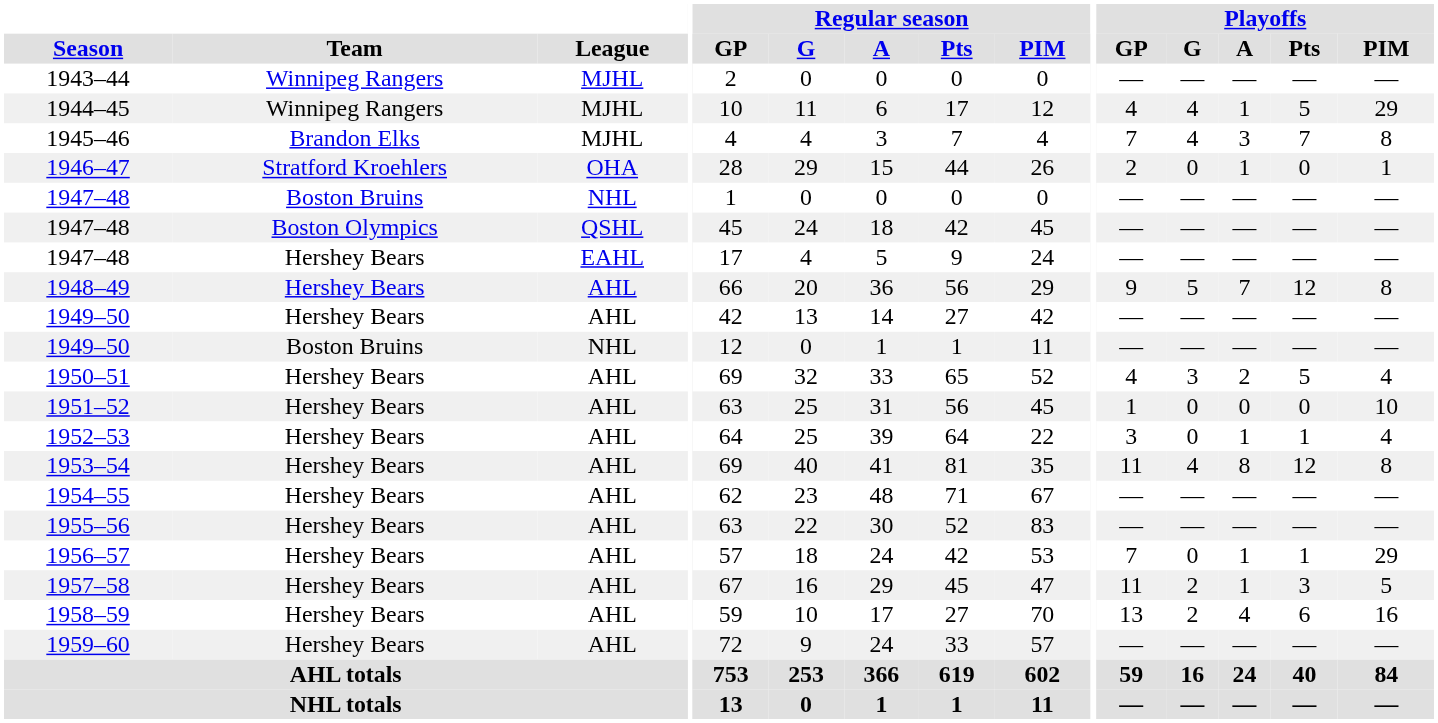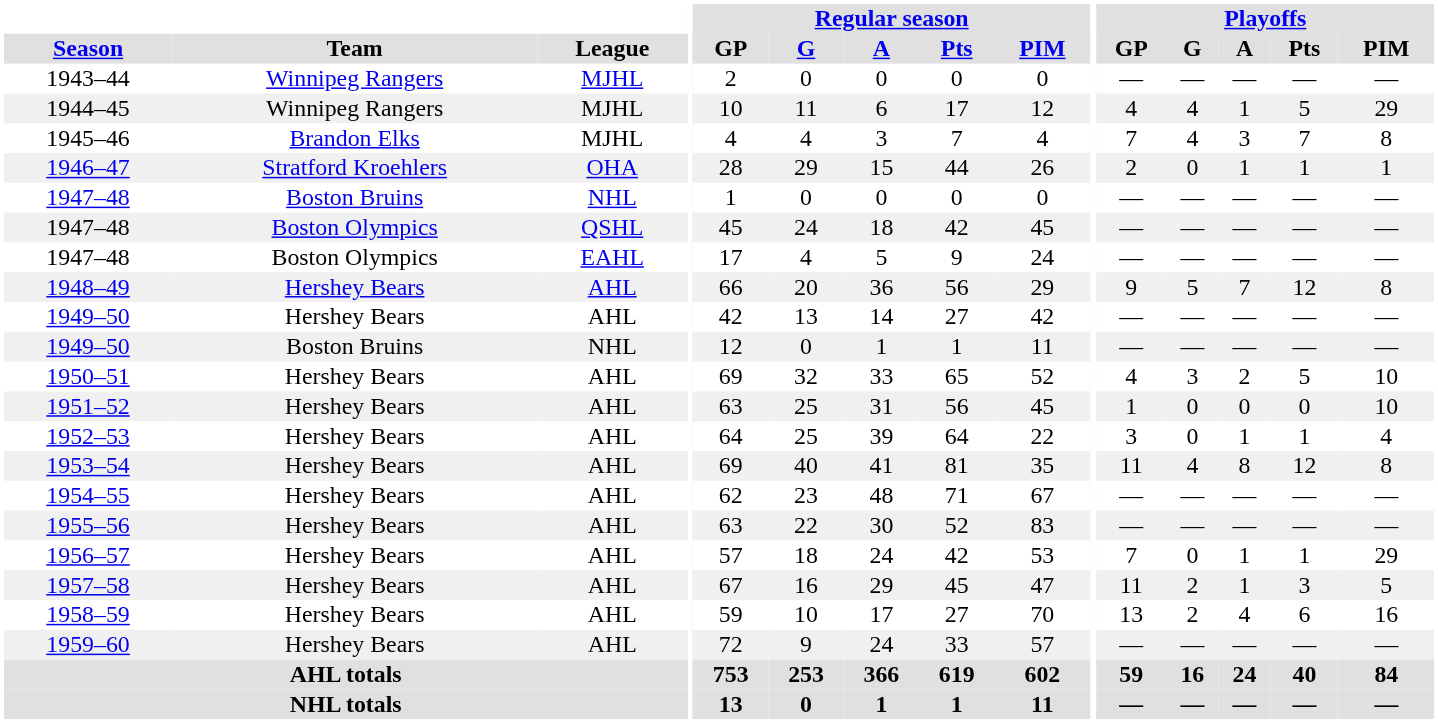(1304, 167) 0 -> (1304, 167) 1
(355, 257) Hershey Bears -> (355, 257) Boston Olympics
(1386, 376) 4 -> (1386, 376) 10
